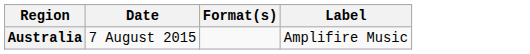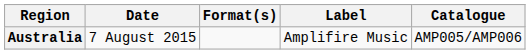+ column: (468, 16)
